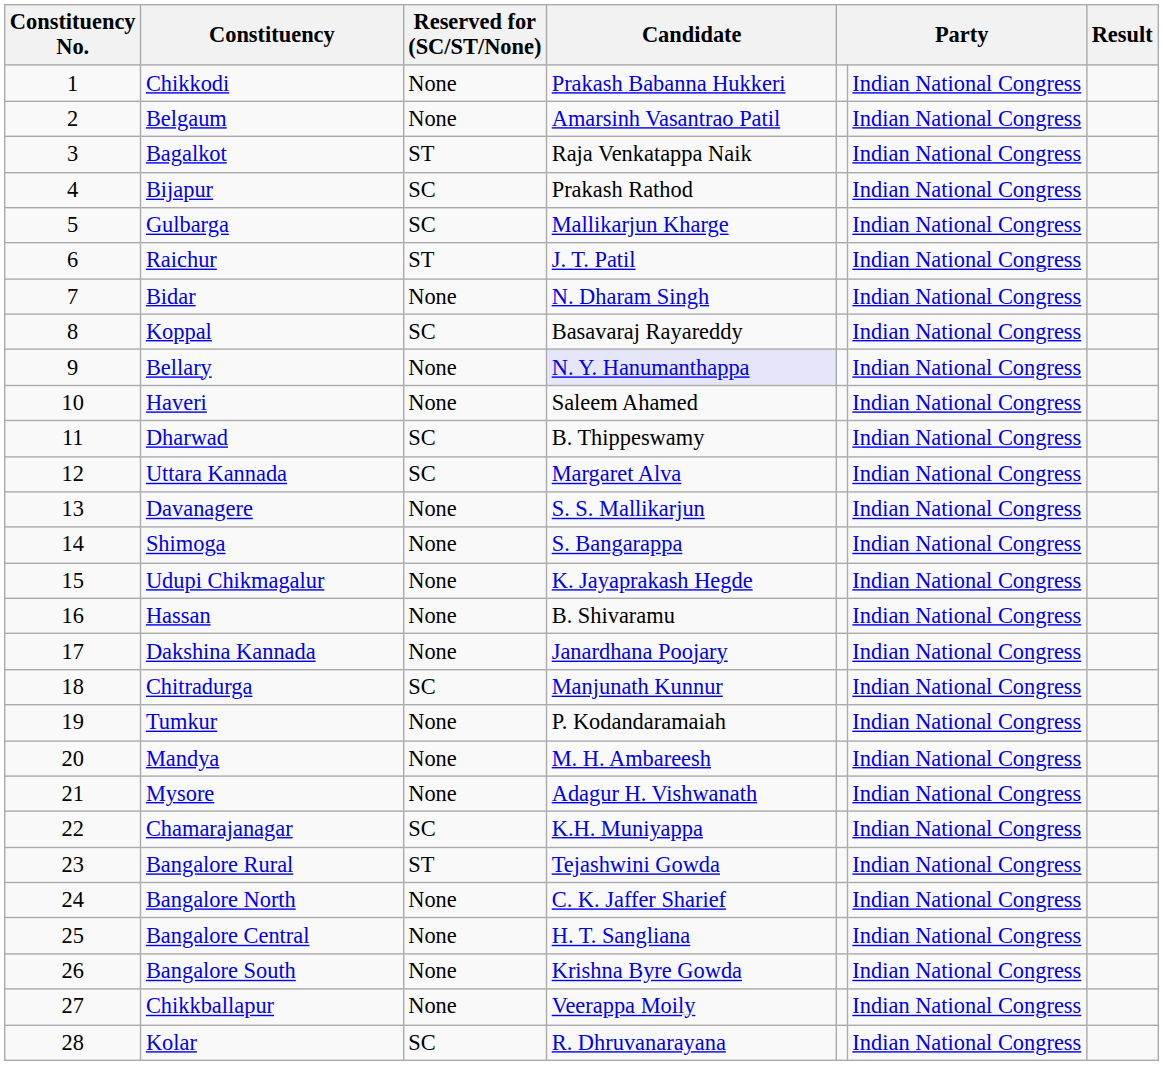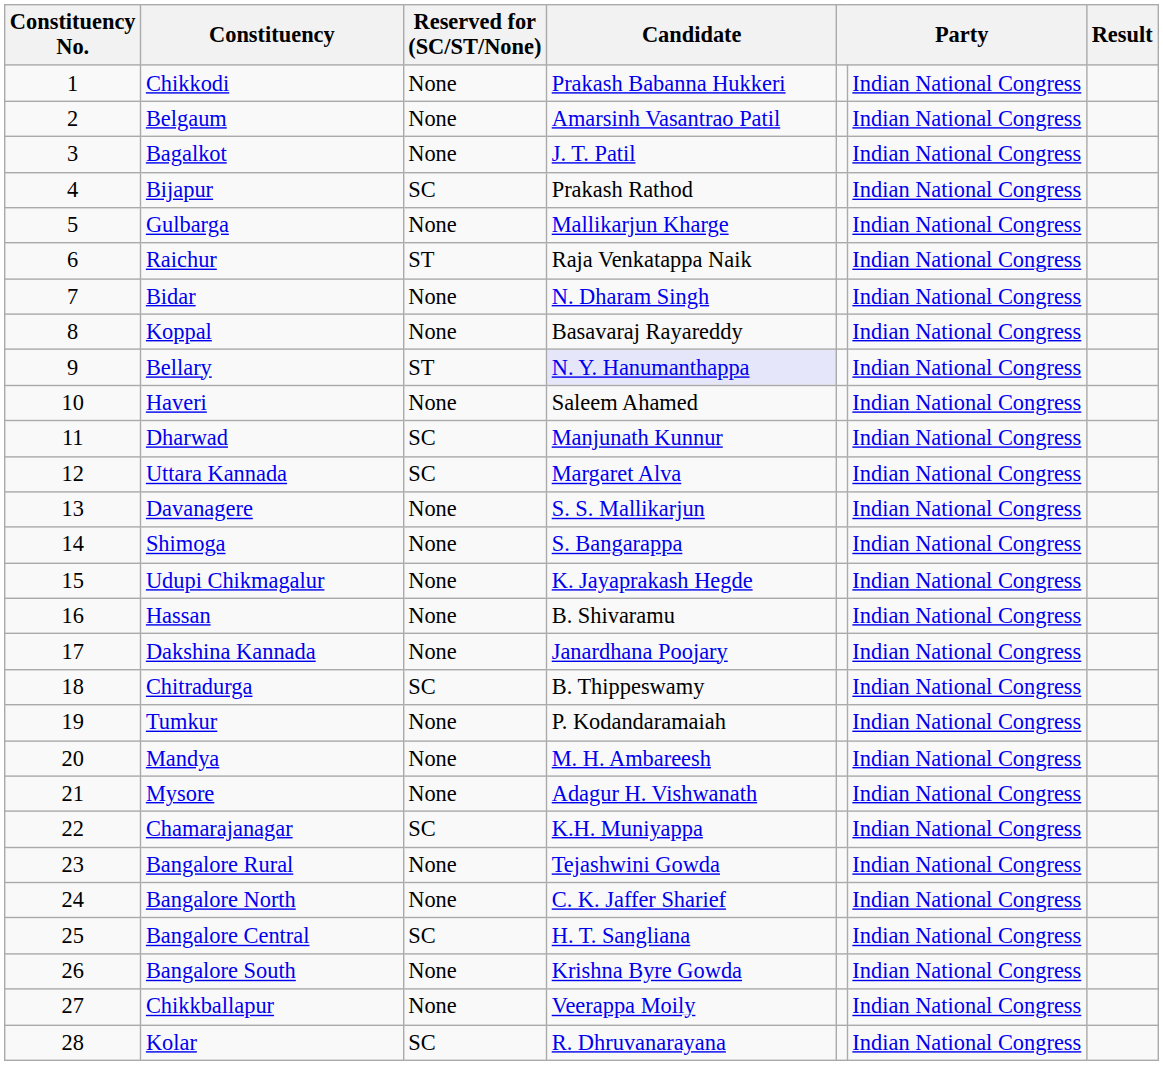(421, 154) ST -> (432, 154) None
(652, 154) Raja Venkatappa Naik -> (594, 154) J. T. Patil
(422, 225) SC -> (432, 225) None
(594, 260) J. T. Patil -> (652, 260) Raja Venkatappa Naik
(422, 331) SC -> (432, 331) None
(432, 367) None -> (421, 367) ST
(628, 438) B. Thippeswamy -> (637, 438) Manjunath Kunnur
(637, 686) Manjunath Kunnur -> (628, 686) B. Thippeswamy
(421, 864) ST -> (432, 864) None
(432, 935) None -> (422, 935) SC
